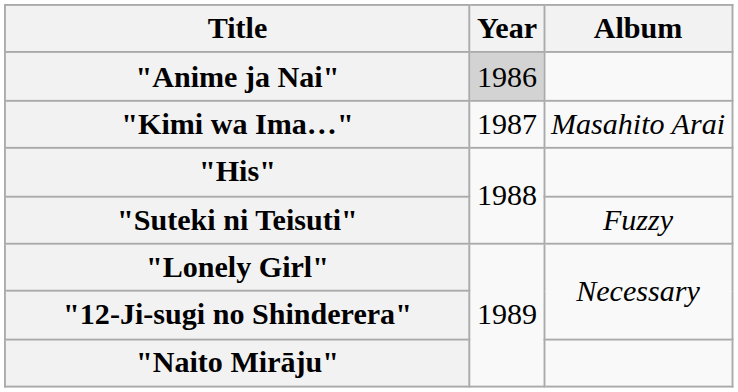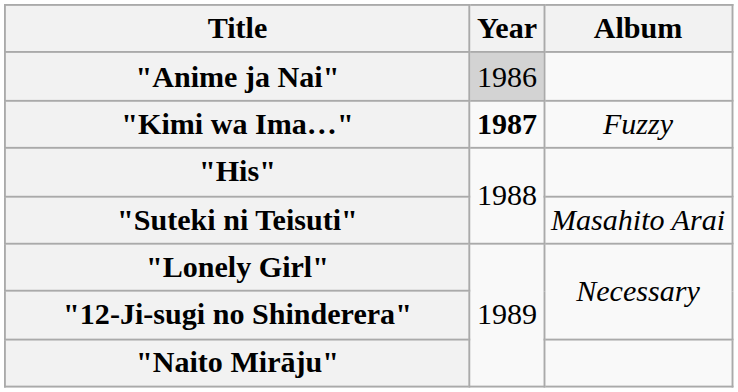(507, 123) normal -> (507, 123) bold
(638, 123) Masahito Arai -> (638, 123) Fuzzy
(638, 219) Fuzzy -> (638, 219) Masahito Arai
